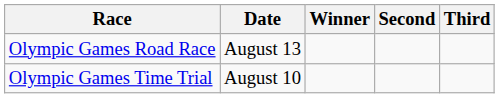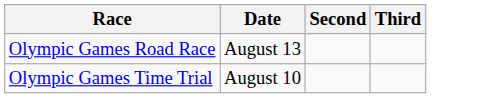- column: (340, 19)
